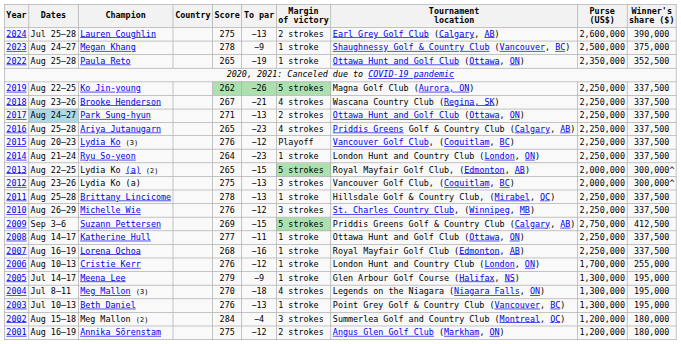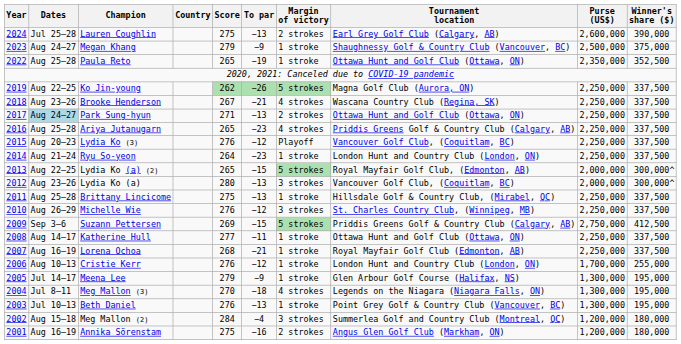(227, 48) 278 -> (227, 48) 279
(227, 184) 275 -> (227, 184) 280
(227, 197) 278 -> (227, 197) 275
(259, 251) −16 -> (259, 251) −21
(259, 333) −12 -> (259, 333) −16
